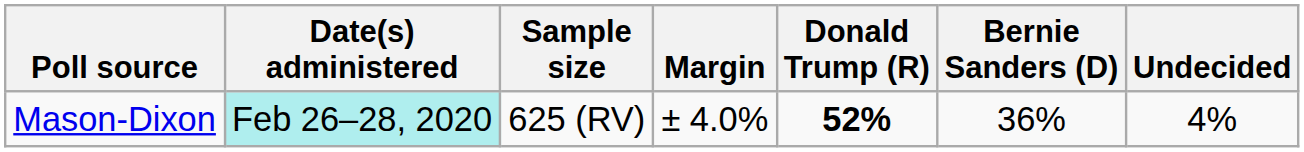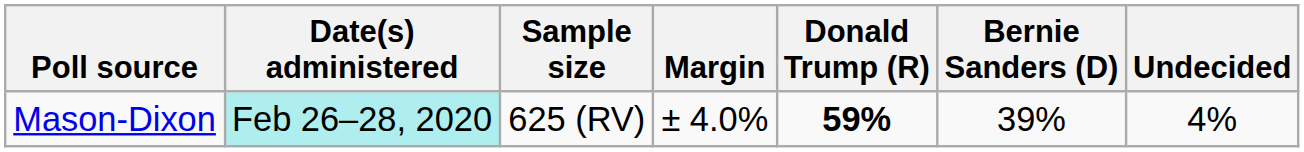(857, 119) 52% -> (857, 119) 59%
(1031, 119) 36% -> (1031, 119) 39%
